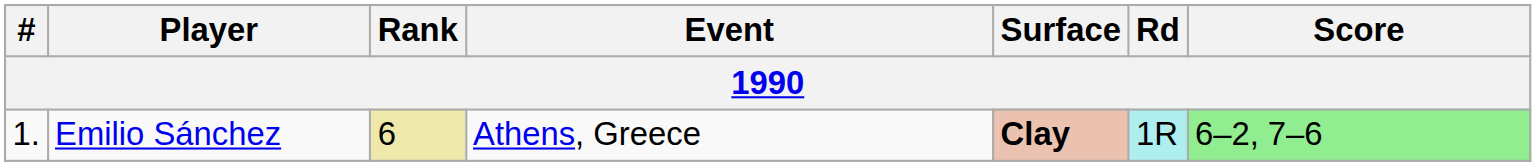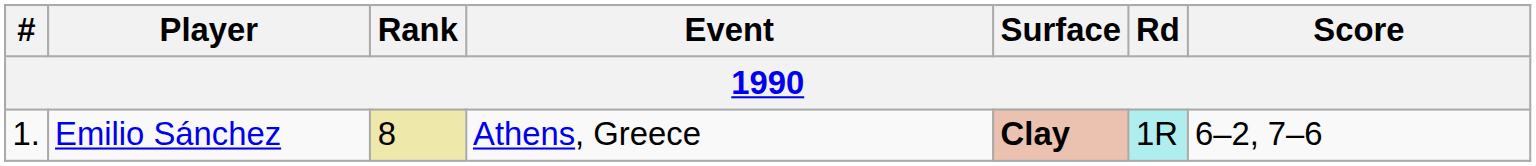(387, 134) 6 -> (387, 134) 8
(1259, 134) lightgreen background -> (1259, 134) no background
